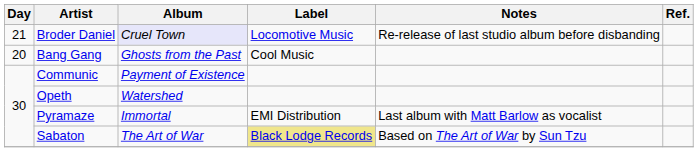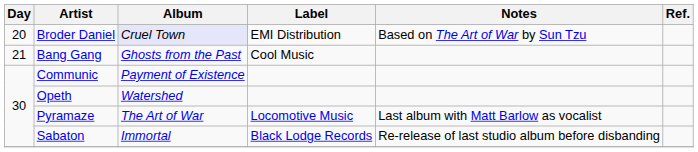(19, 34) 21 -> (19, 34) 20
(302, 34) Locomotive Music -> (296, 34) EMI Distribution
(519, 34) Re-release of last studio album before disbanding -> (482, 34) Based on The Art of War by Sun Tzu
(19, 55) 20 -> (19, 55) 21
(146, 116) Immortal -> (162, 116) The Art of War
(296, 116) EMI Distribution -> (302, 116) Locomotive Music
(162, 136) The Art of War -> (146, 136) Immortal
(311, 136) khaki background -> (311, 136) no background
(482, 136) Based on The Art of War by Sun Tzu -> (519, 136) Re-release of last studio album before disbanding
